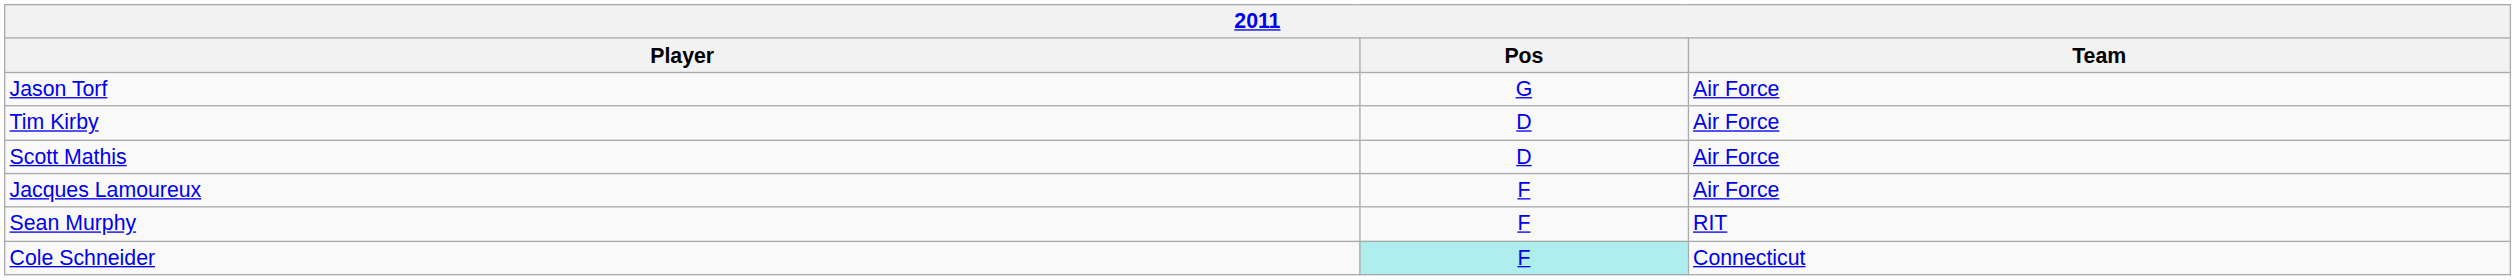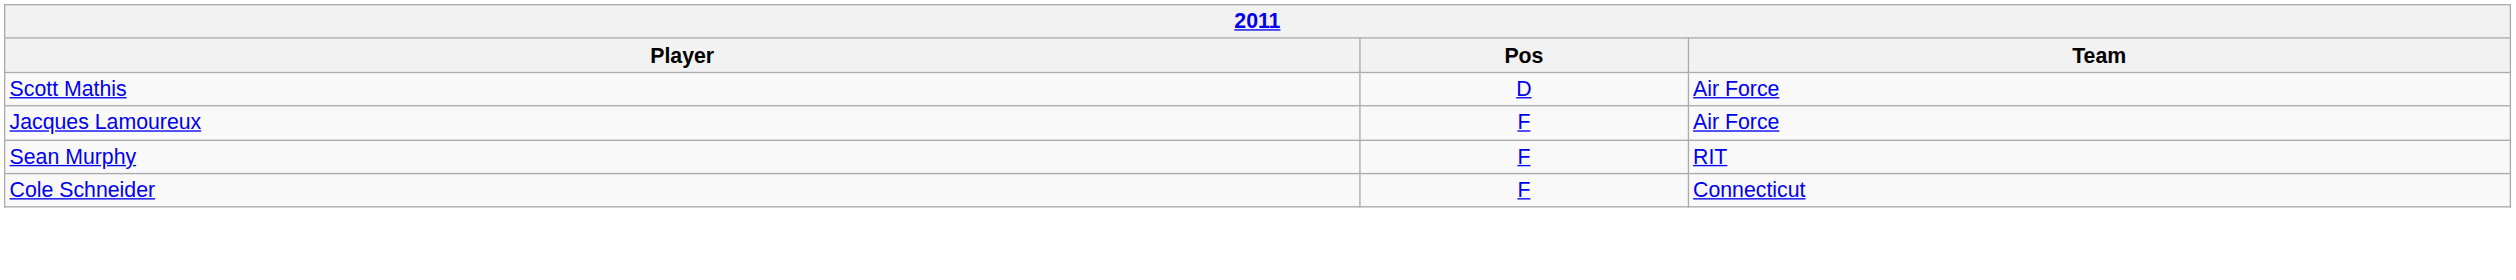- row: (58, 88)
- row: (54, 122)
(1524, 257) paleturquoise background -> (1524, 190) no background
